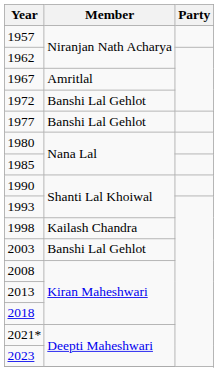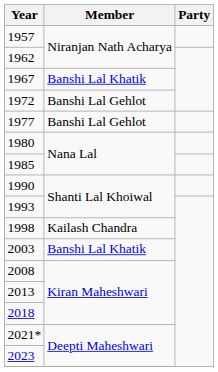(70, 79) Amritlal -> (97, 79) Banshi Lal Khatik
(97, 249) Banshi Lal Gehlot -> (97, 249) Banshi Lal Khatik
